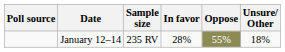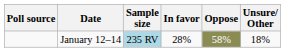(142, 39) no background -> (142, 39) lightblue background
(221, 39) 55% -> (221, 39) 58%
